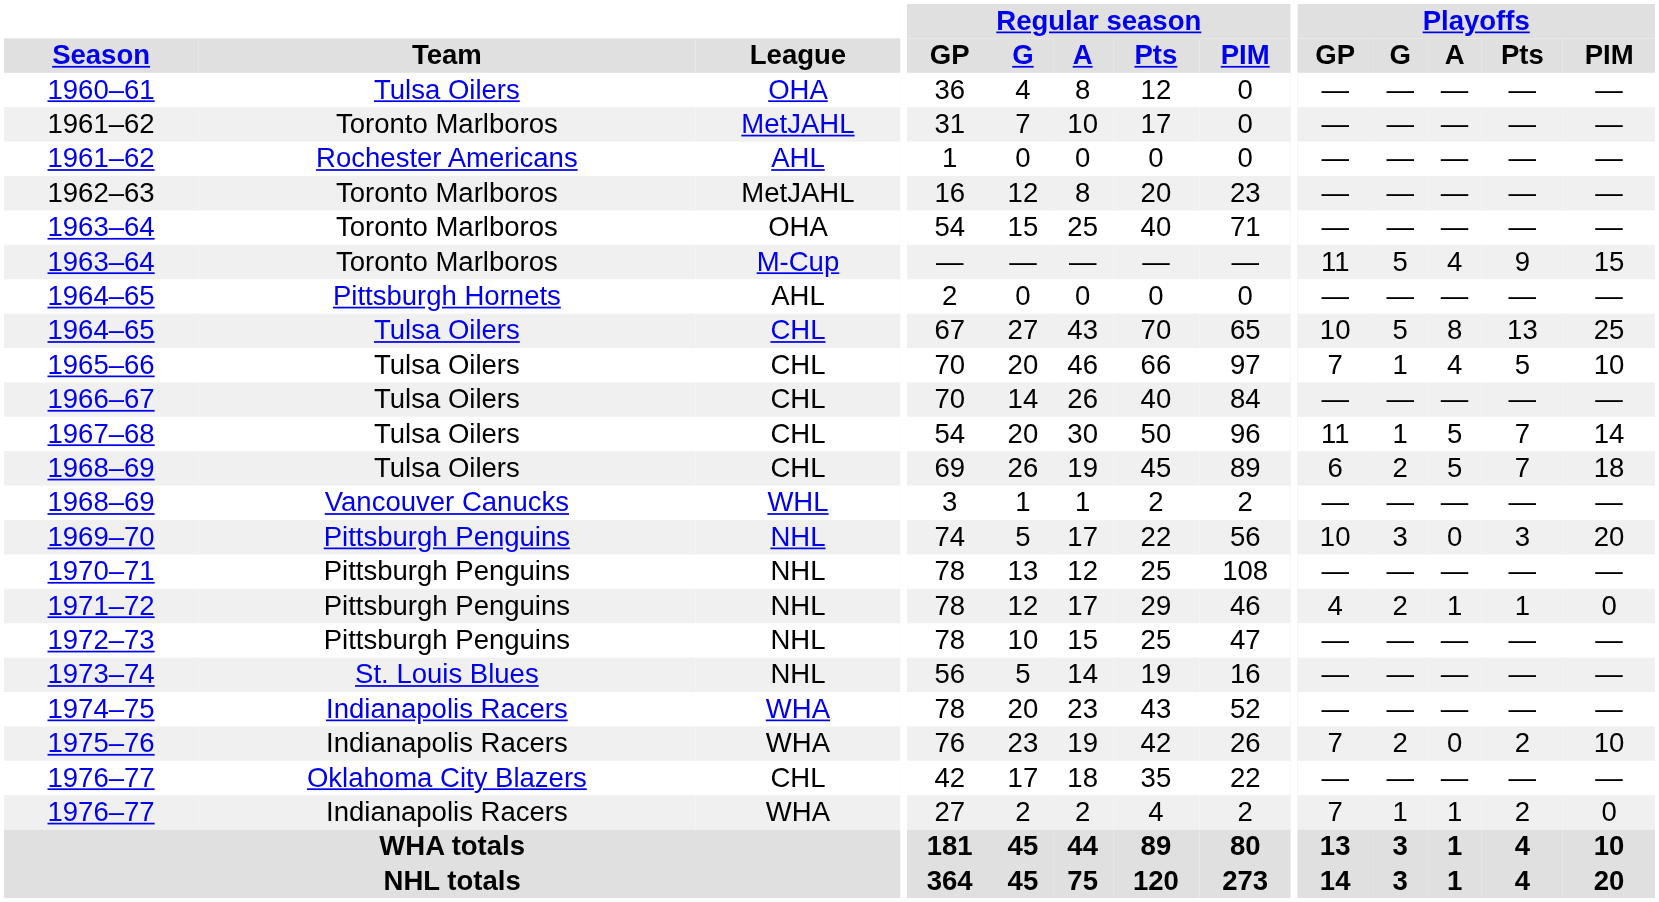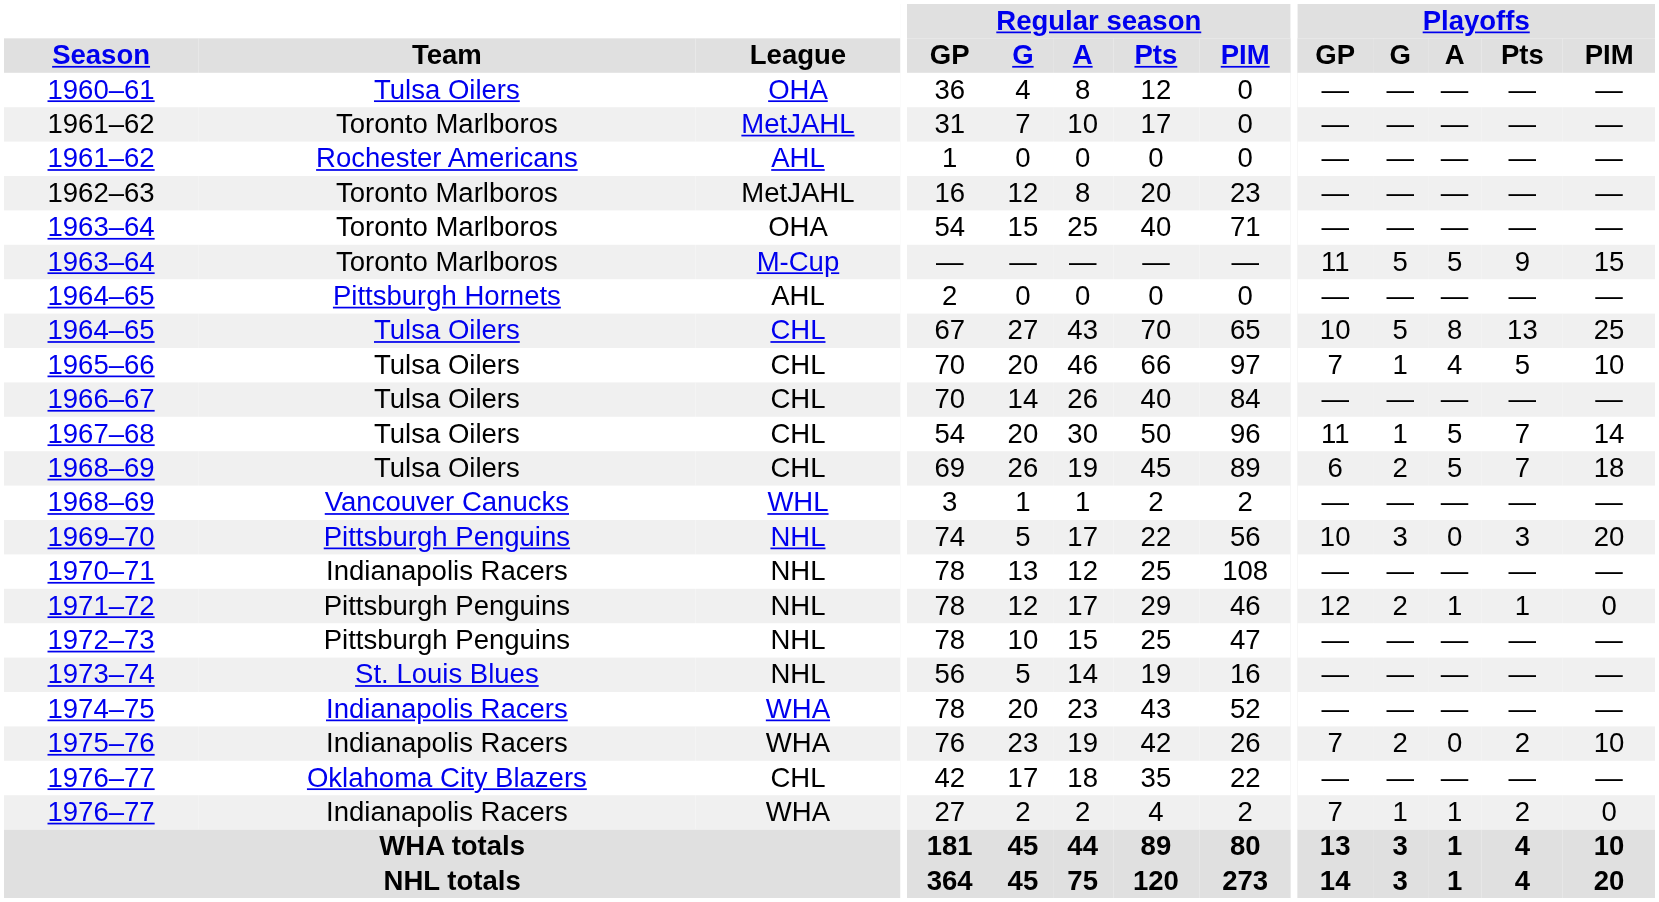(1455, 261) 4 -> (1455, 261) 5
(447, 571) Pittsburgh Penguins -> (447, 571) Indianapolis Racers
(1335, 605) 4 -> (1335, 605) 12
